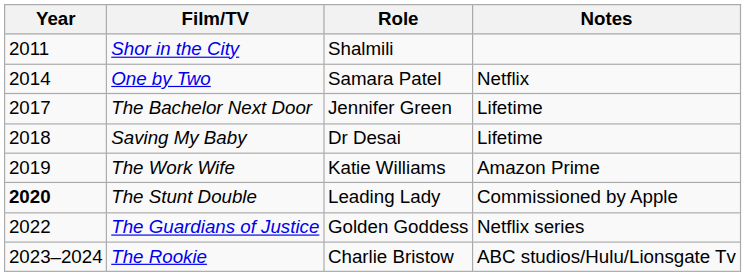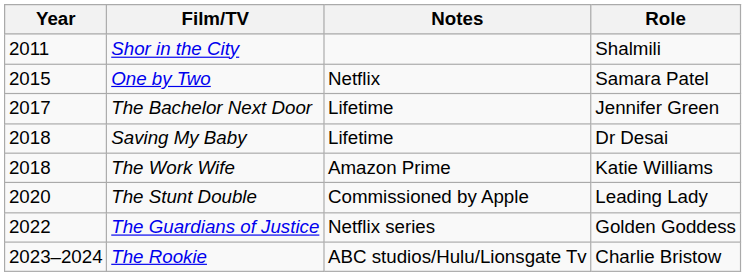columns swapped: (398, 19) <-> (606, 19)
(30, 78) 2014 -> (30, 78) 2015
(30, 167) 2019 -> (30, 167) 2018
(30, 197) bold -> (30, 197) normal
